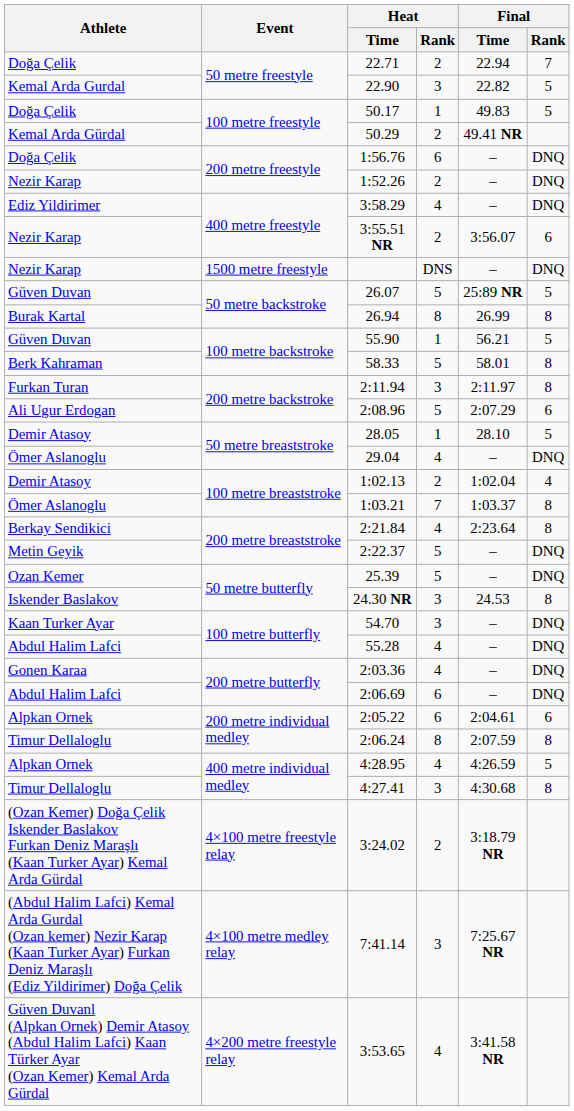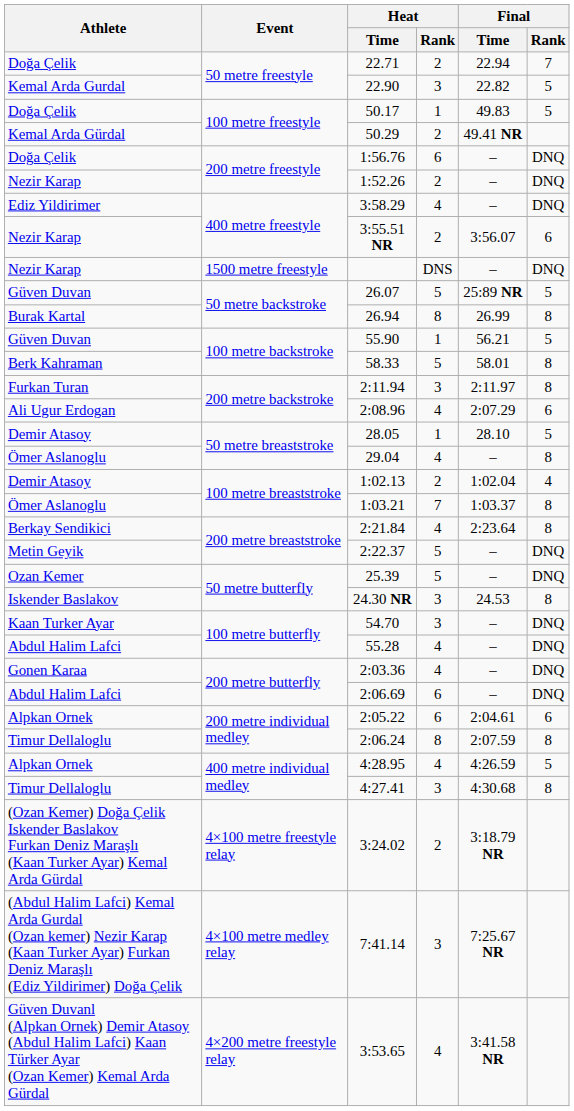(438, 410) 5 -> (438, 410) 4
(548, 457) DNQ -> (548, 457) 8
